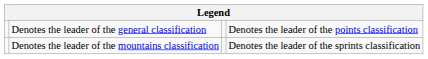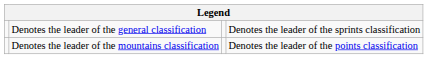(323, 29) Denotes the leader of the points classification -> (324, 29) Denotes the leader of the sprints classification
(324, 45) Denotes the leader of the sprints classification -> (323, 45) Denotes the leader of the points classification
